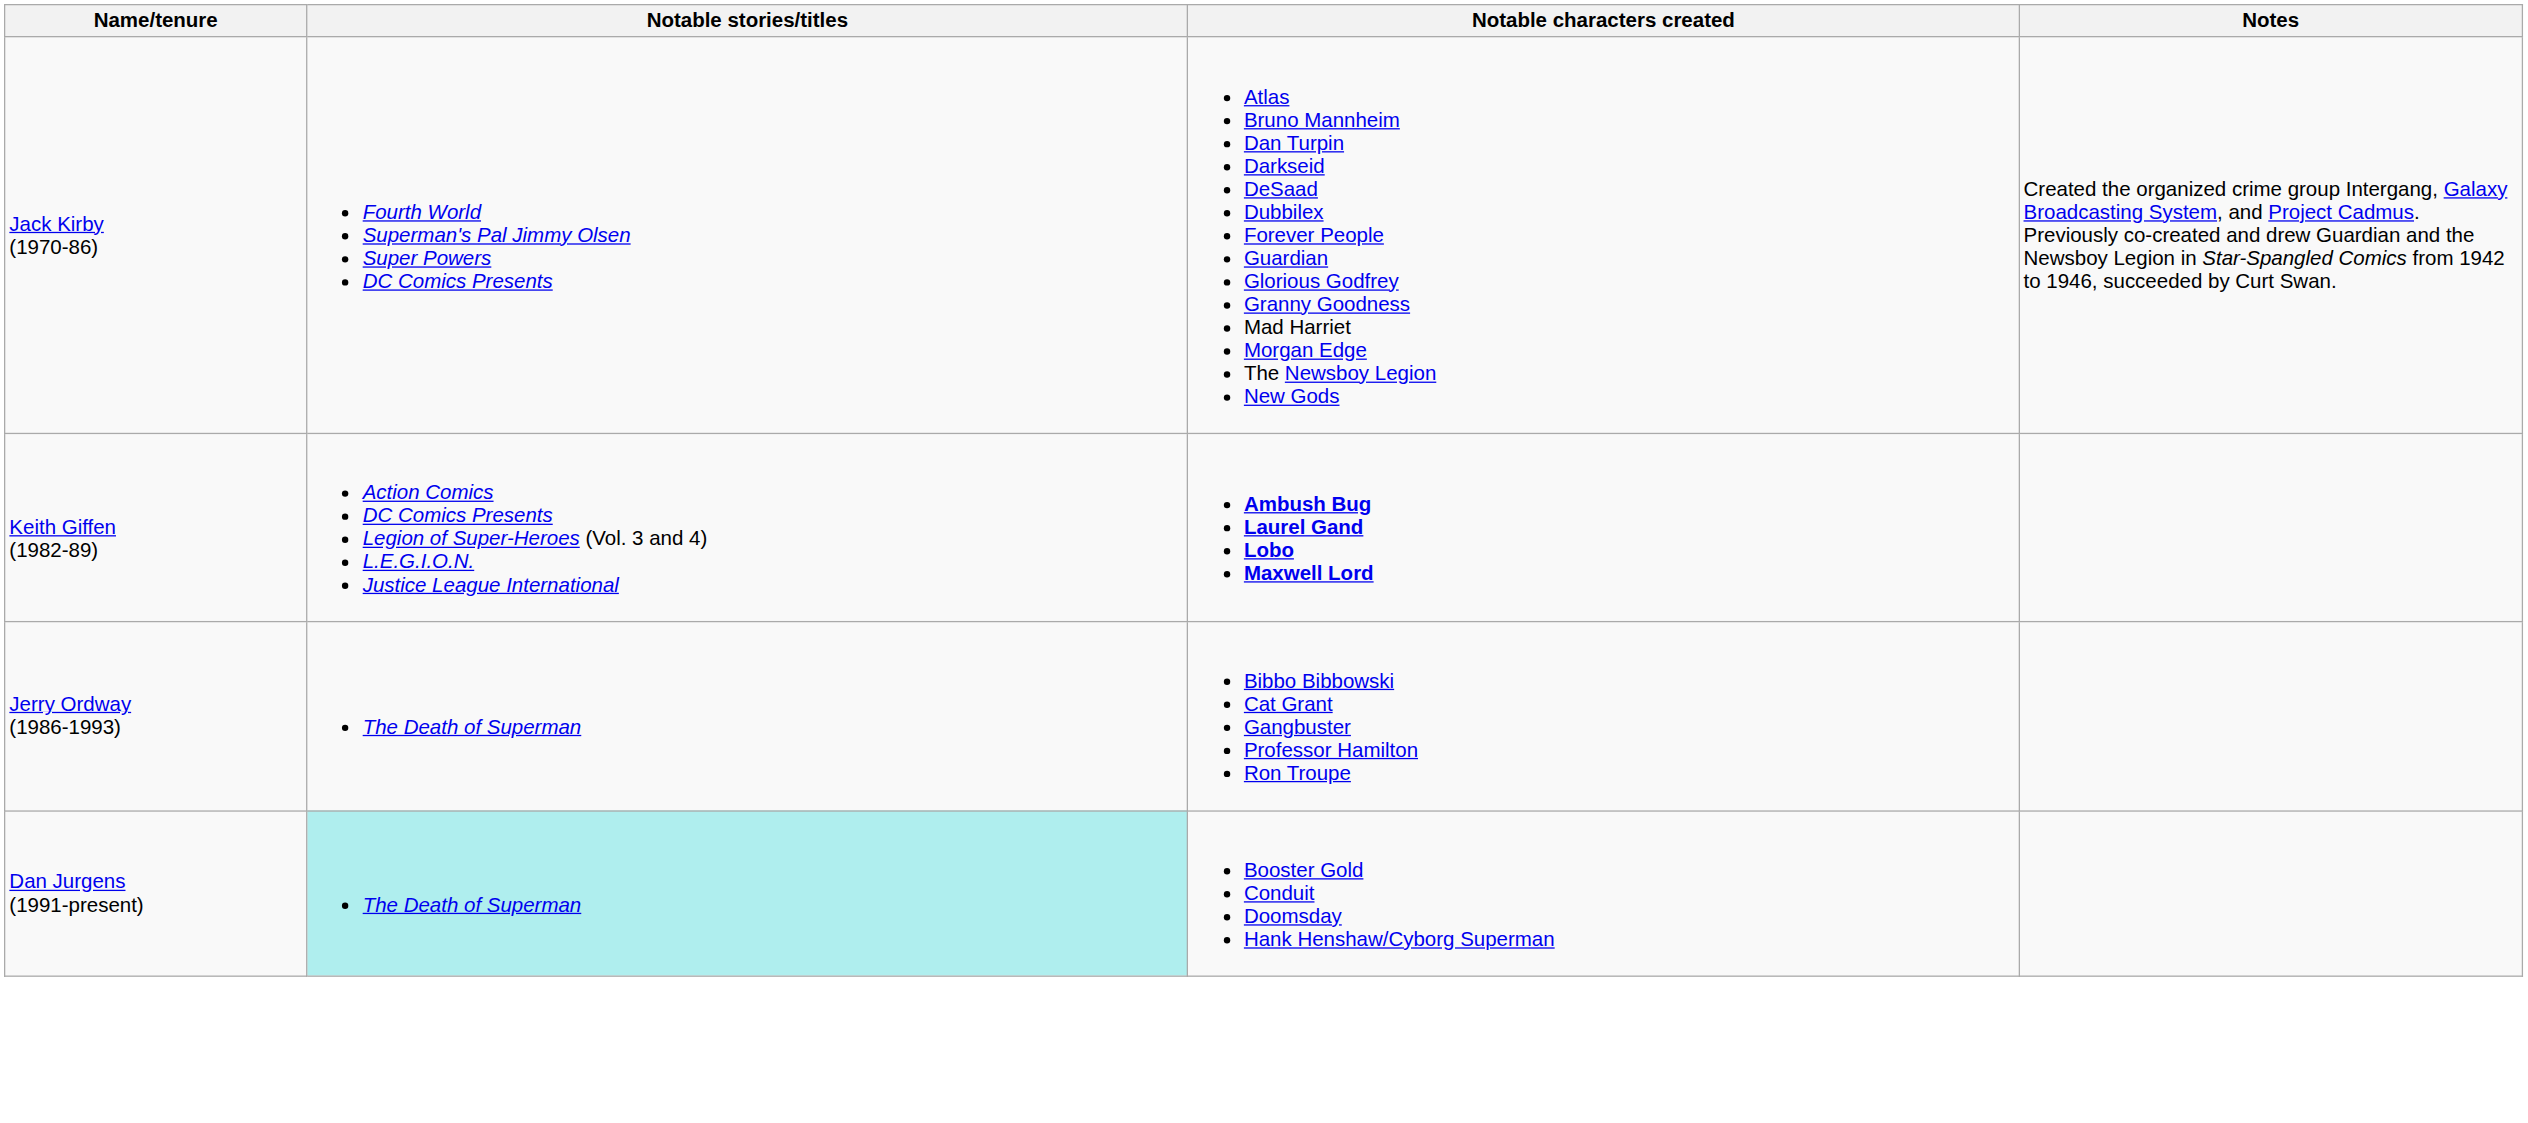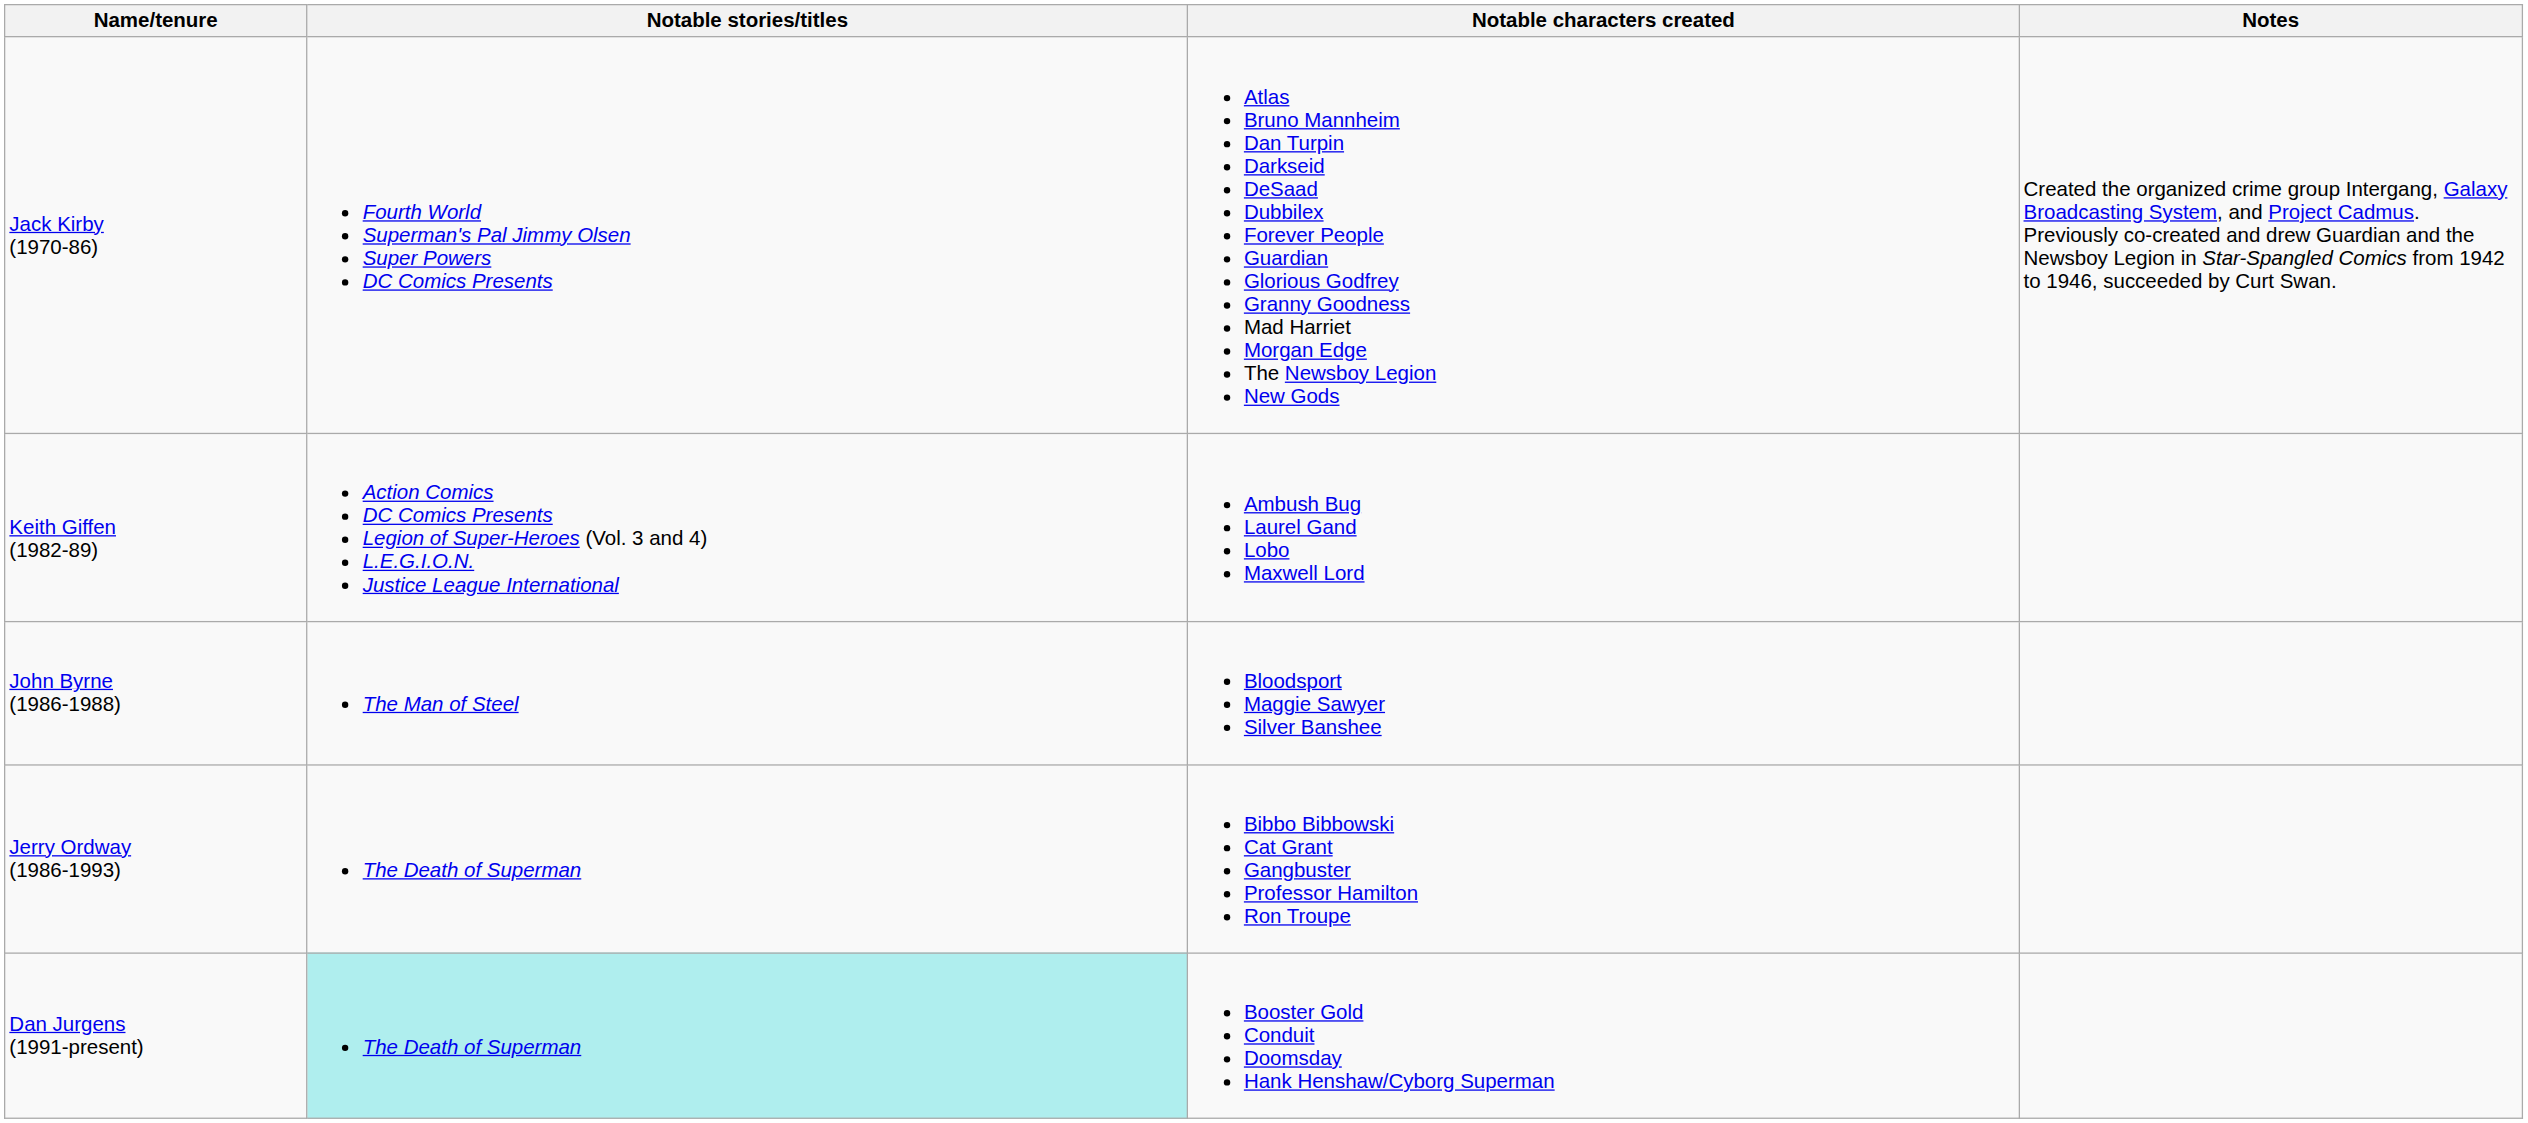(1603, 539) bold -> (1603, 539) normal
+ row: (65, 692)
